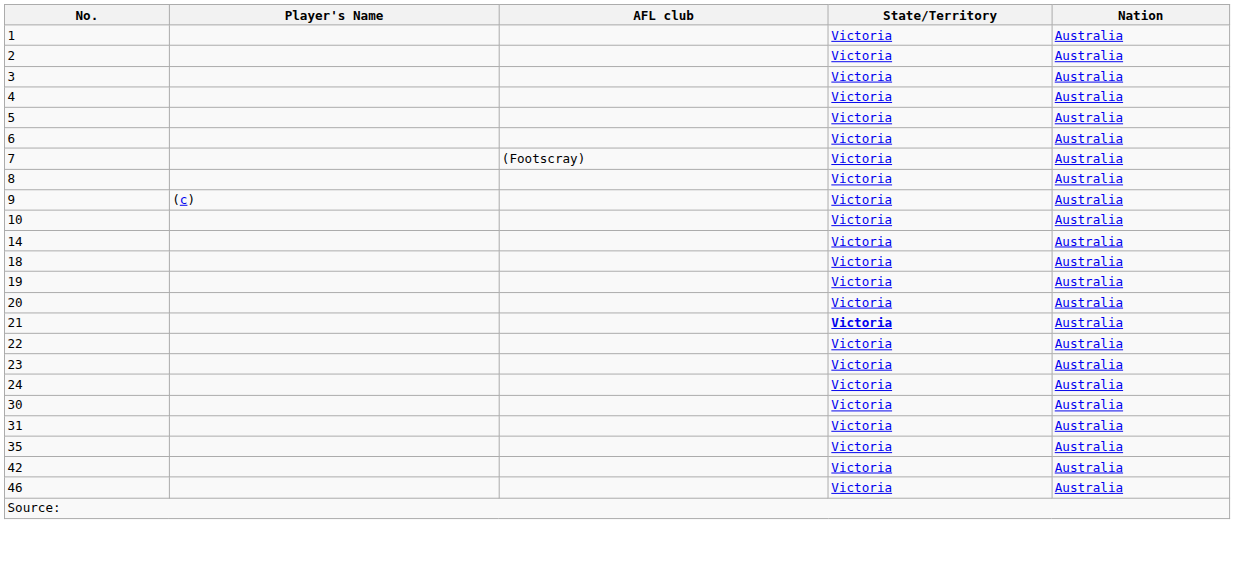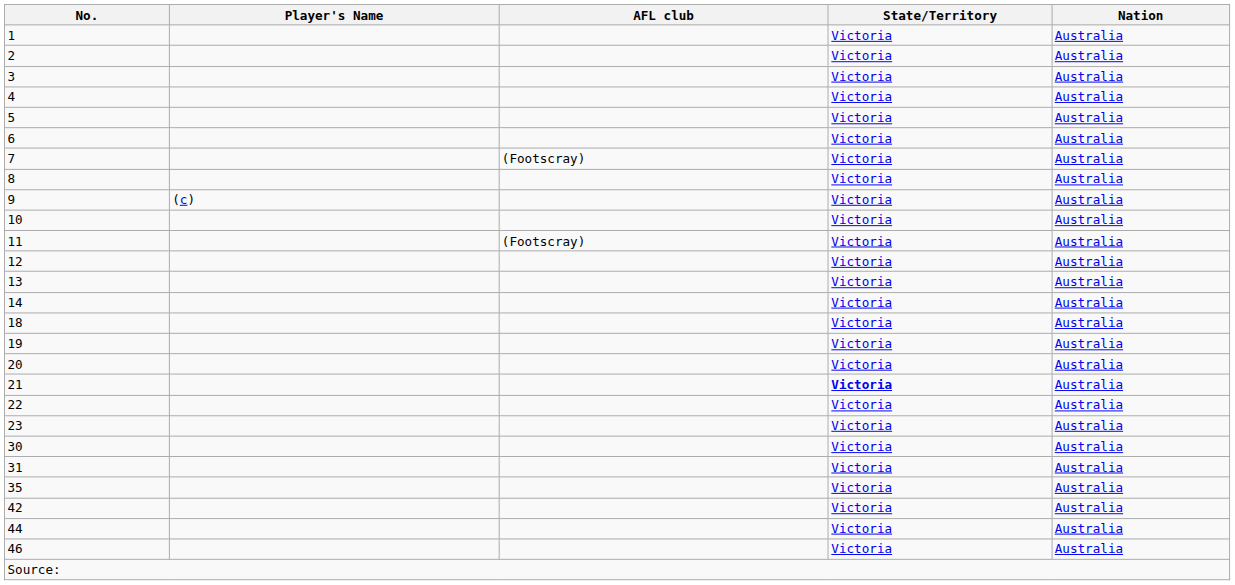+ row: (15, 241)
+ row: (15, 261)
+ row: (15, 282)
- row: (15, 385)
+ row: (15, 529)
